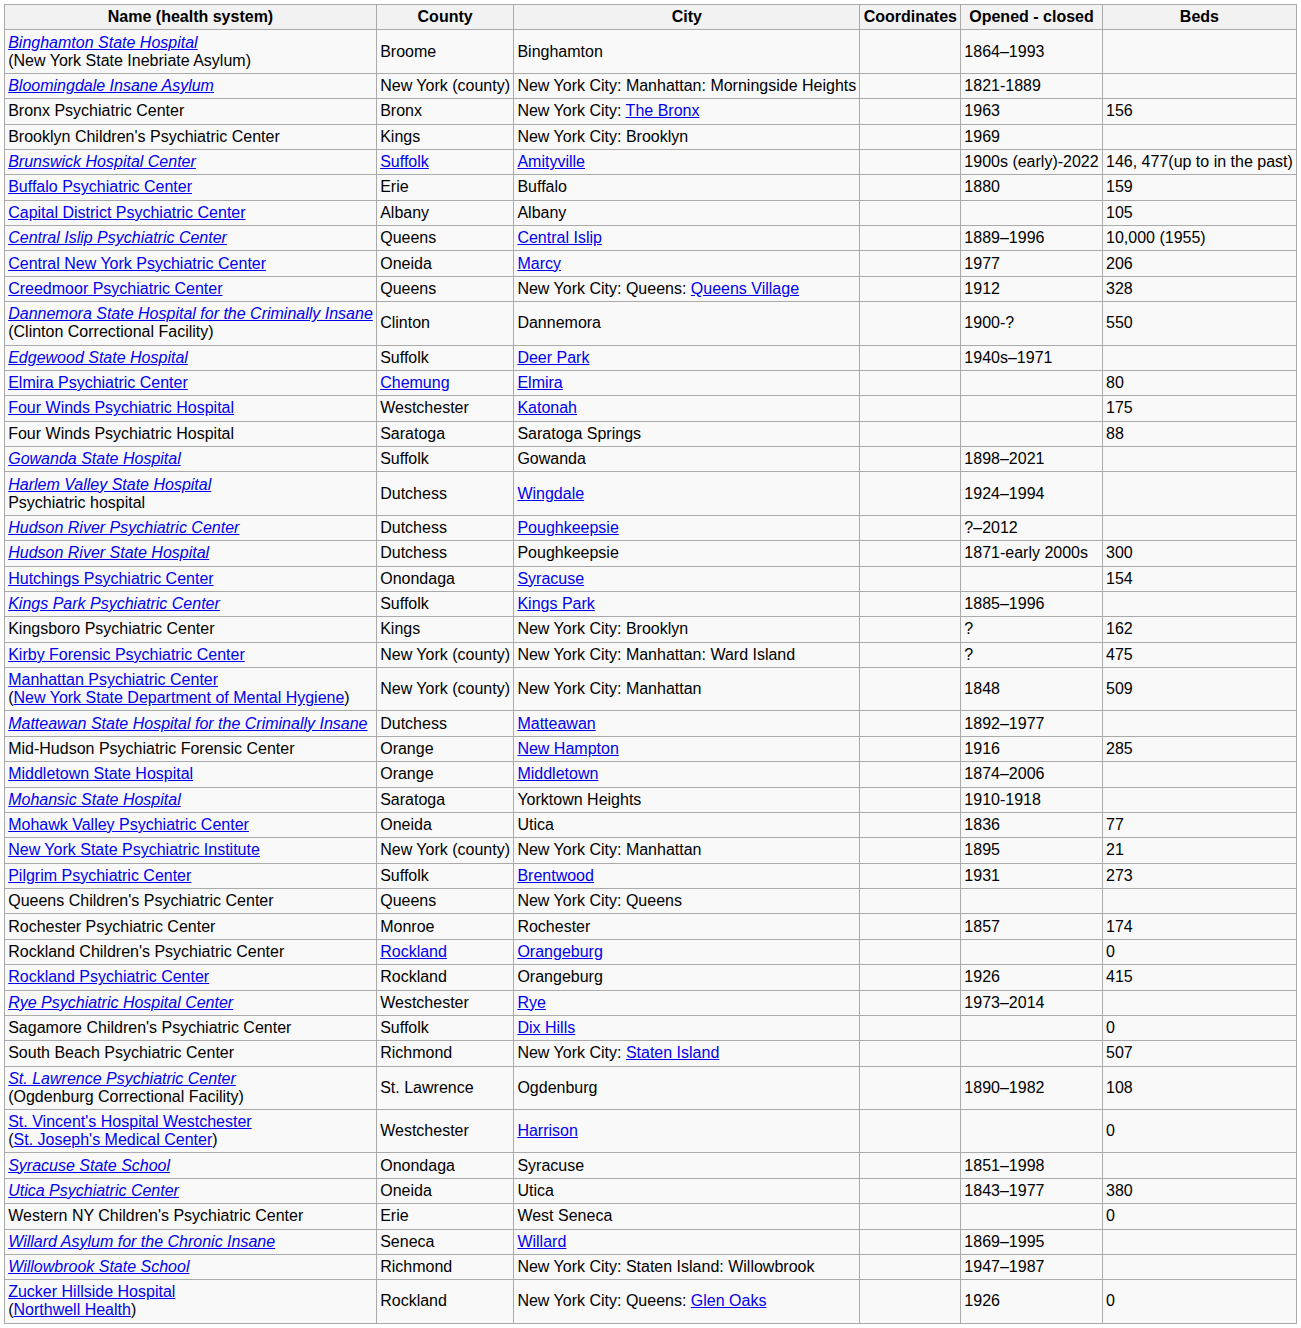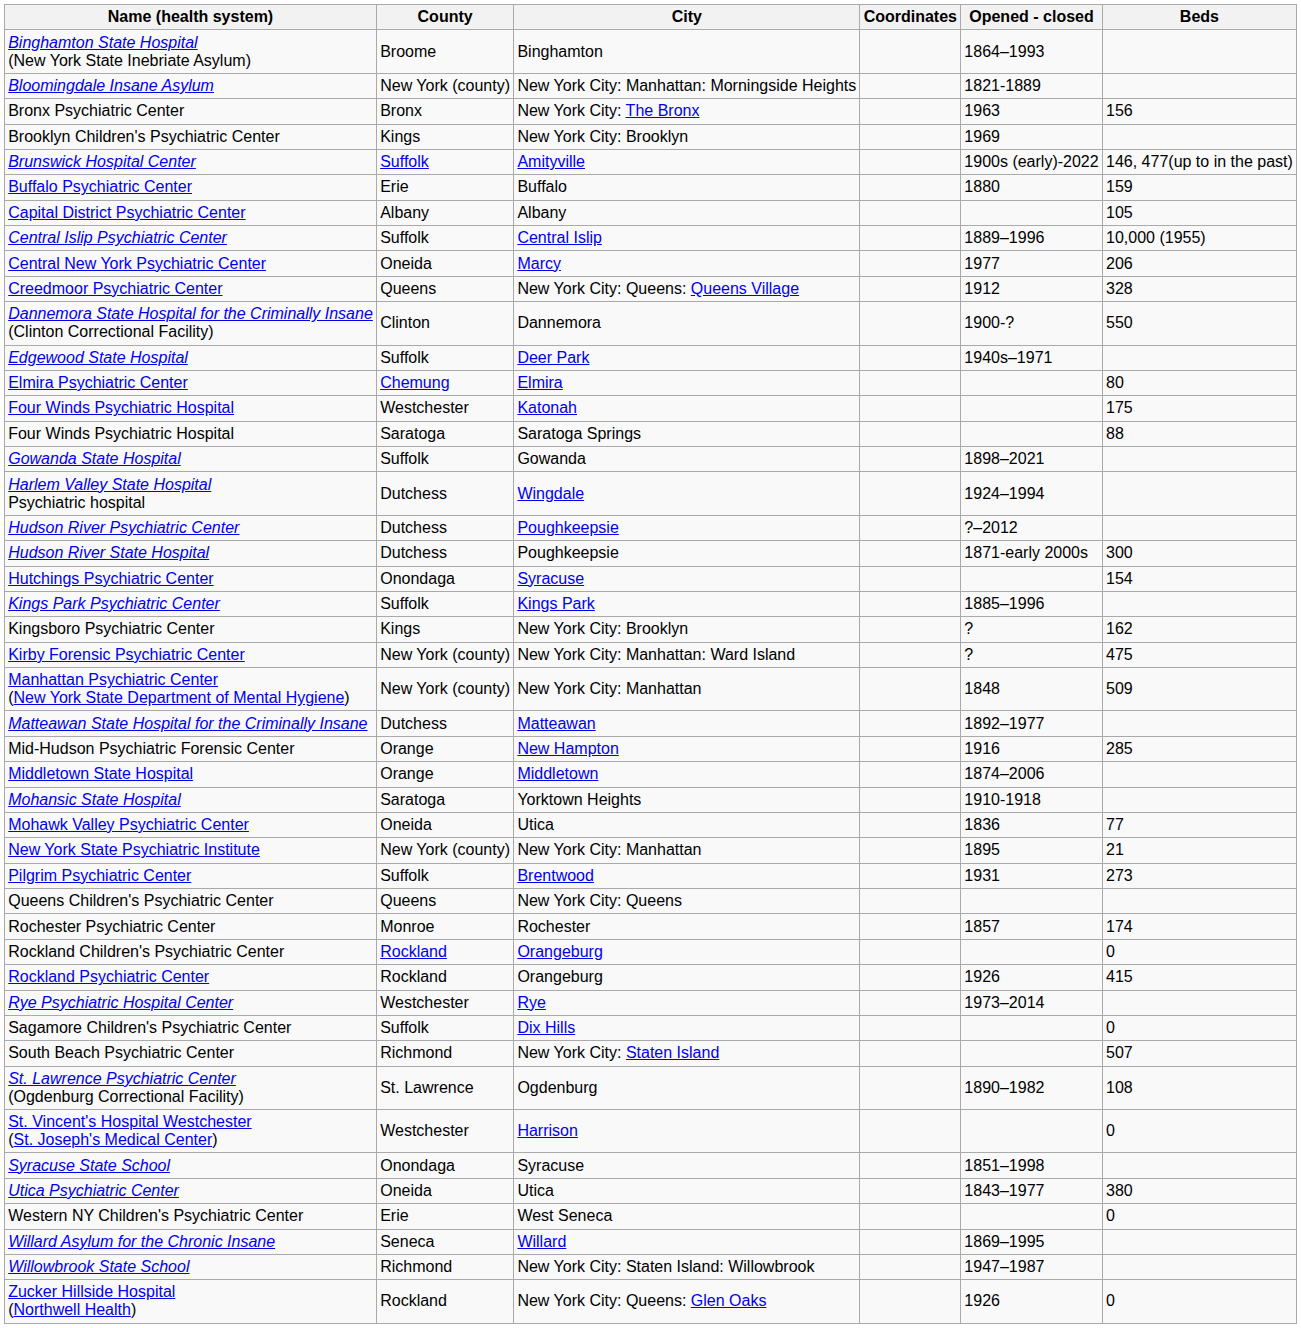(408, 238) Queens -> (404, 238) Suffolk
